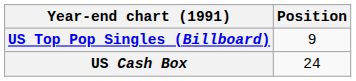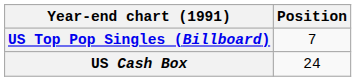(312, 40) 9 -> (312, 40) 7
